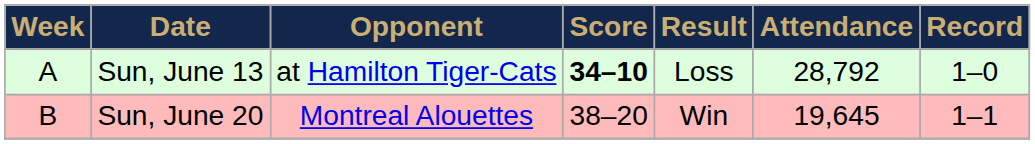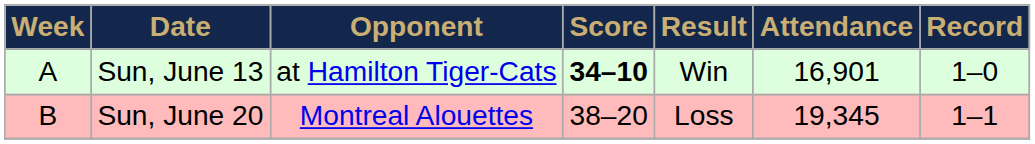(704, 71) Loss -> (704, 71) Win
(837, 71) 28,792 -> (837, 71) 16,901
(704, 116) Win -> (704, 116) Loss
(837, 116) 19,645 -> (837, 116) 19,345
